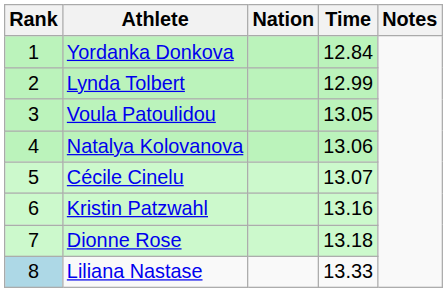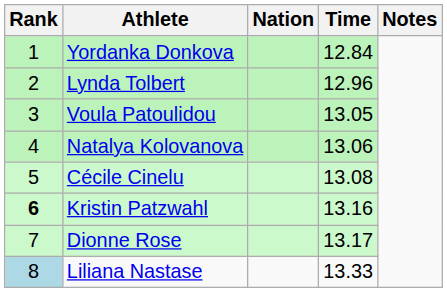(348, 83) 12.99 -> (348, 83) 12.96
(348, 177) 13.07 -> (348, 177) 13.08
(33, 209) normal -> (33, 209) bold
(348, 240) 13.18 -> (348, 240) 13.17
